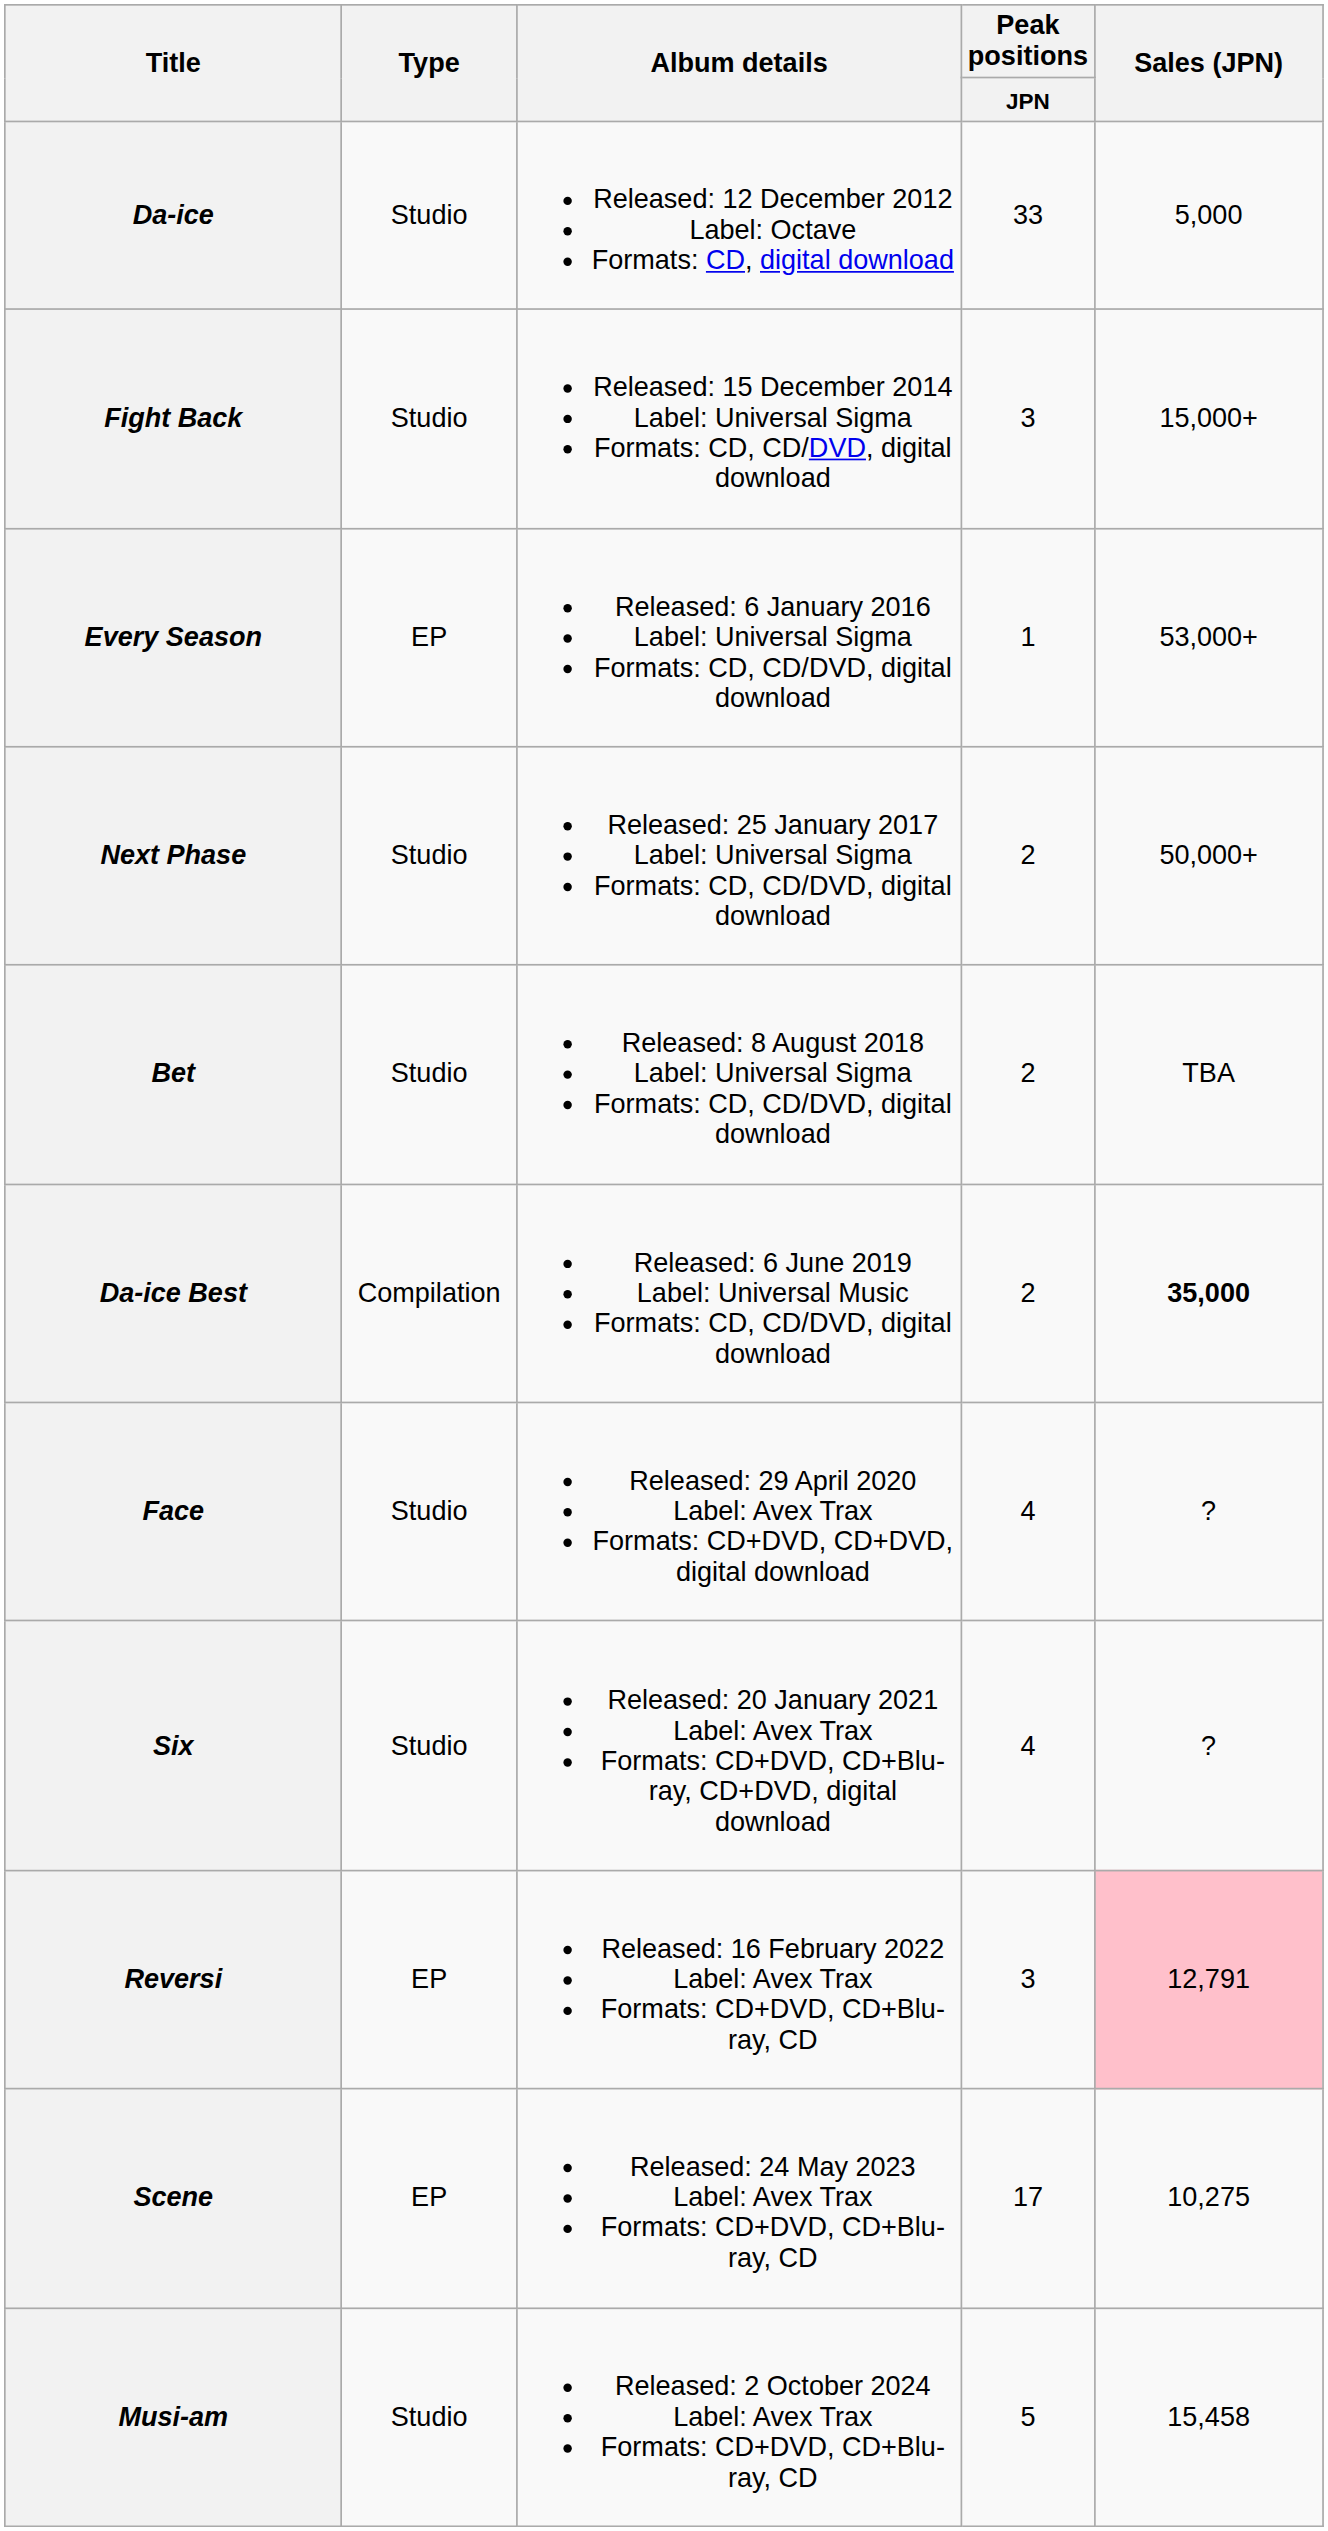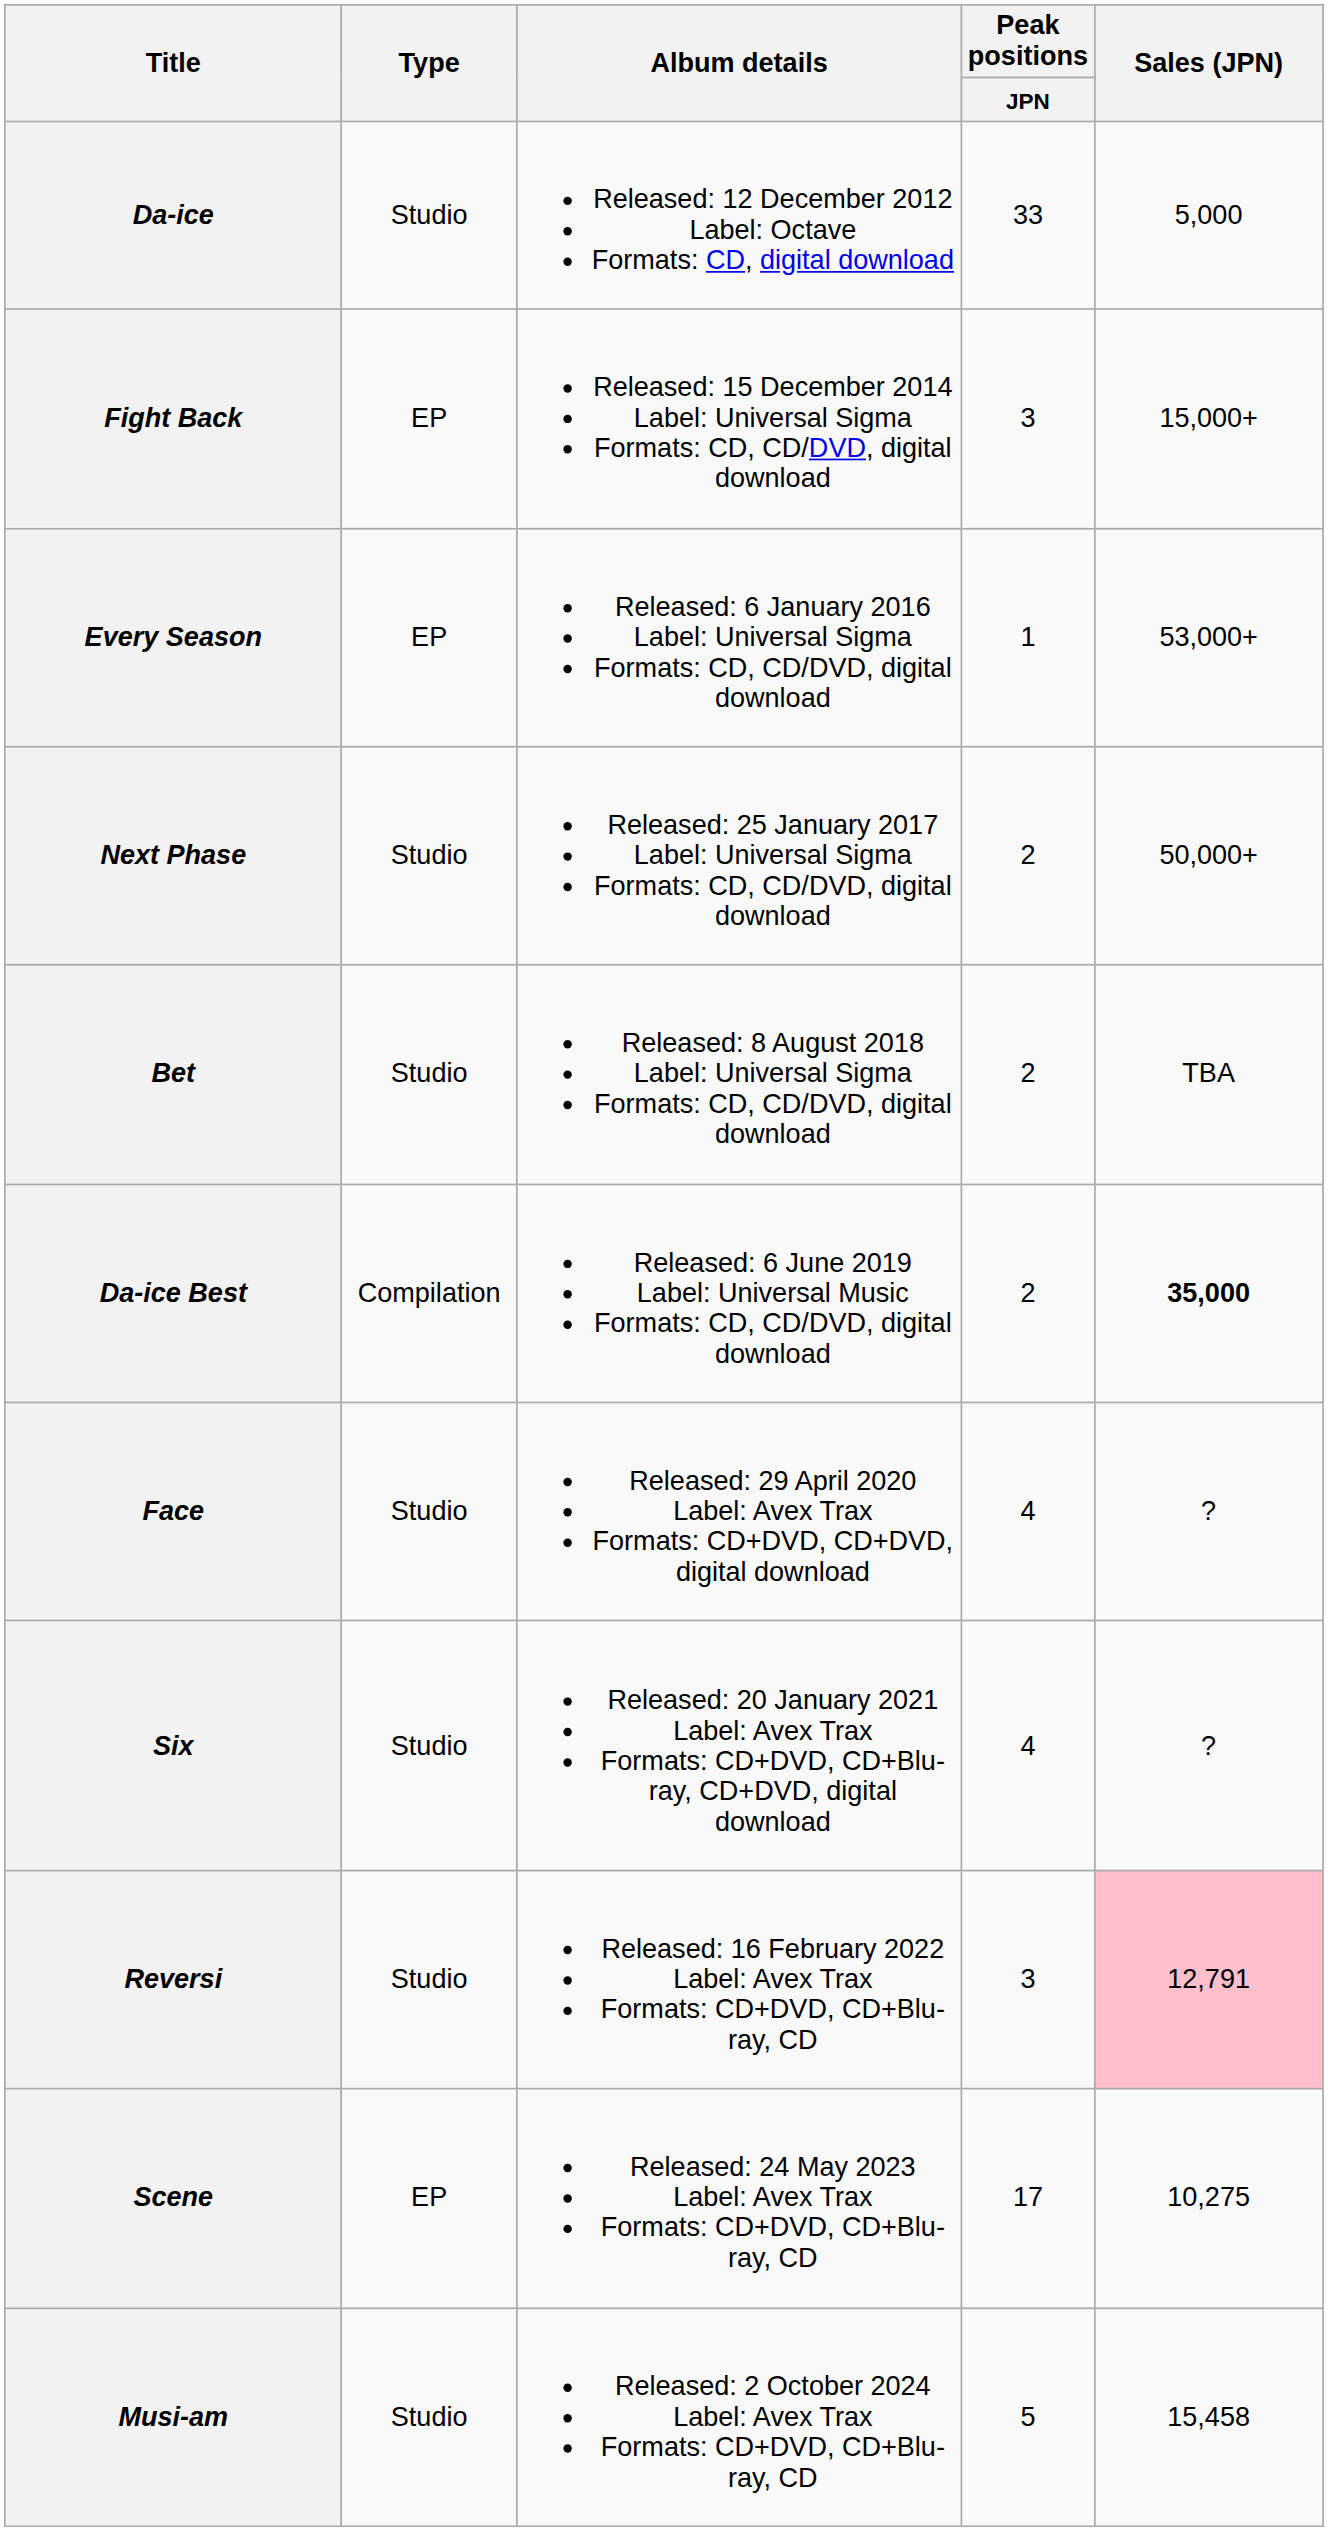(429, 418) Studio -> (429, 418) EP
(429, 1979) EP -> (429, 1979) Studio
